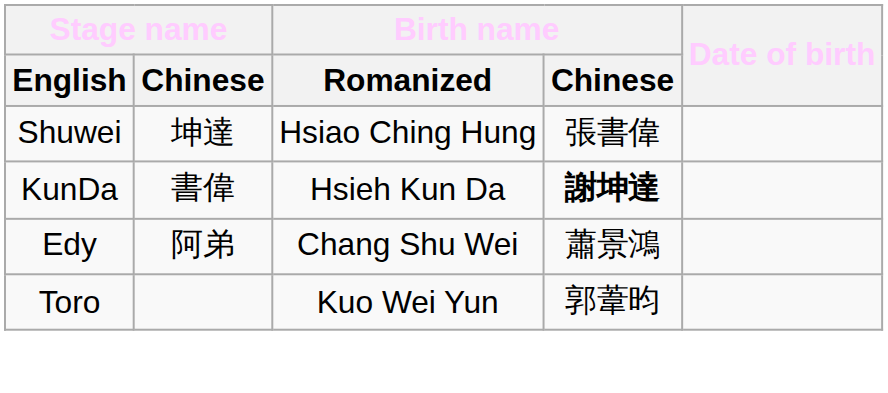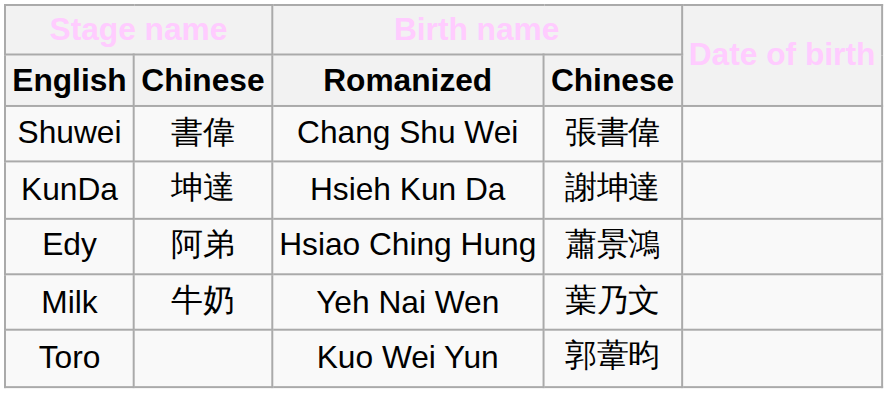(203, 132) 坤達 -> (203, 132) 書偉
(408, 133) Hsiao Ching Hung -> (408, 133) Chang Shu Wei
(203, 188) 書偉 -> (203, 188) 坤達
(613, 188) bold -> (613, 188) normal
(408, 245) Chang Shu Wei -> (408, 245) Hsiao Ching Hung
+ row: (69, 301)
